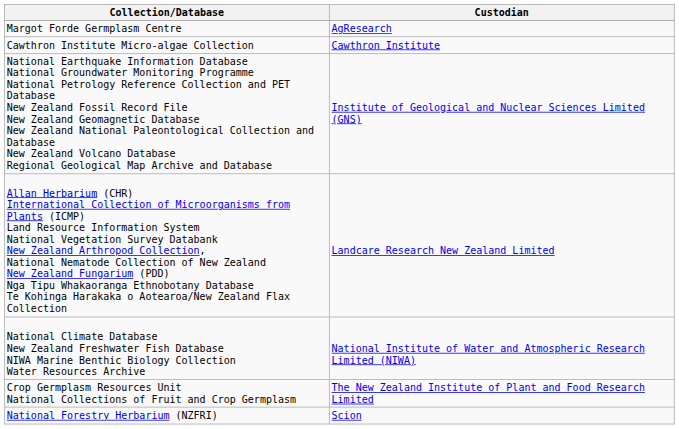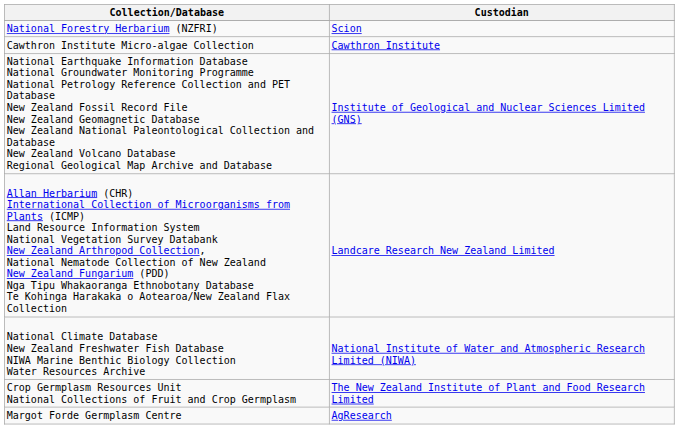rows swapped: (94, 29) <-> (112, 415)
